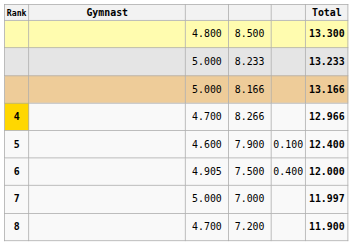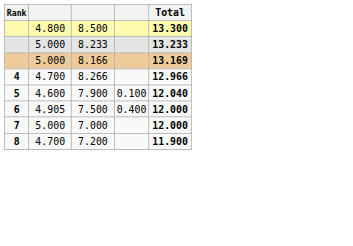- column: (107, 12)
(327, 89) 13.166 -> (170, 61) 13.169
(17, 117) gold background -> (17, 77) no background
(327, 144) 12.400 -> (170, 93) 12.040
(327, 199) 11.997 -> (170, 125) 12.000
